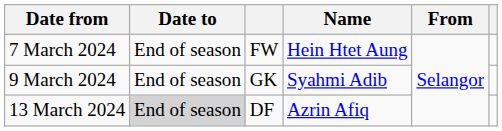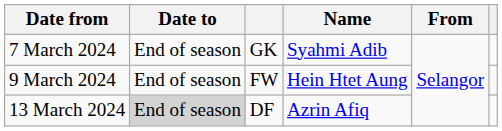(264, 49) FW -> (263, 49) GK
(347, 49) Hein Htet Aung -> (337, 49) Syahmi Adib
(263, 79) GK -> (264, 79) FW
(337, 79) Syahmi Adib -> (347, 79) Hein Htet Aung
